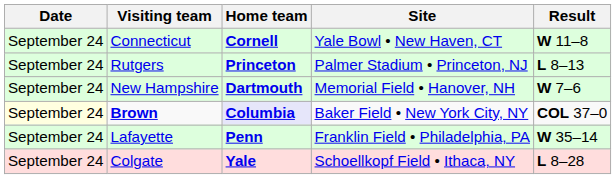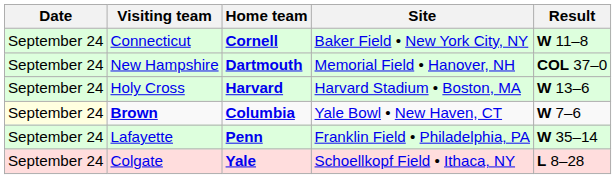(408, 40) Yale Bowl • New Haven, CT -> (421, 40) Baker Field • New York City, NY
- row: (137, 64)
(559, 88) W 7–6 -> (572, 64) COL 37–0
+ row: (148, 88)
(260, 112) lavender background -> (260, 112) no background
(421, 112) Baker Field • New York City, NY -> (408, 112) Yale Bowl • New Haven, CT
(572, 112) COL 37–0 -> (559, 112) W 7–6
